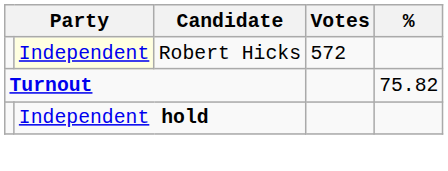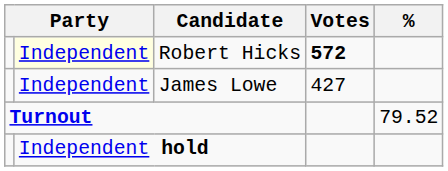(328, 53) normal -> (328, 53) bold
+ row: (218, 85)
(409, 85) 75.82 -> (409, 117) 79.52
